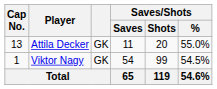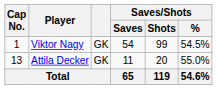rows swapped: (57, 60) <-> (60, 44)
